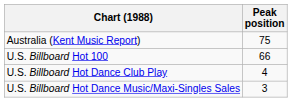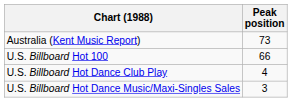(265, 40) 75 -> (265, 40) 73
